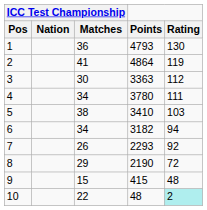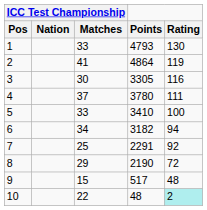(83, 46) 36 -> (83, 46) 33
(142, 79) 3363 -> (142, 79) 3305
(176, 79) 112 -> (176, 79) 116
(83, 96) 34 -> (83, 96) 37
(83, 113) 38 -> (83, 113) 33
(176, 113) 103 -> (176, 113) 100
(83, 146) 26 -> (83, 146) 25
(142, 146) 2293 -> (142, 146) 2291
(139, 180) 415 -> (139, 180) 517
